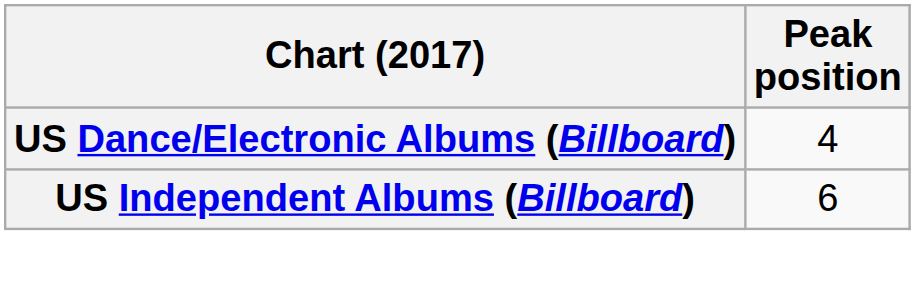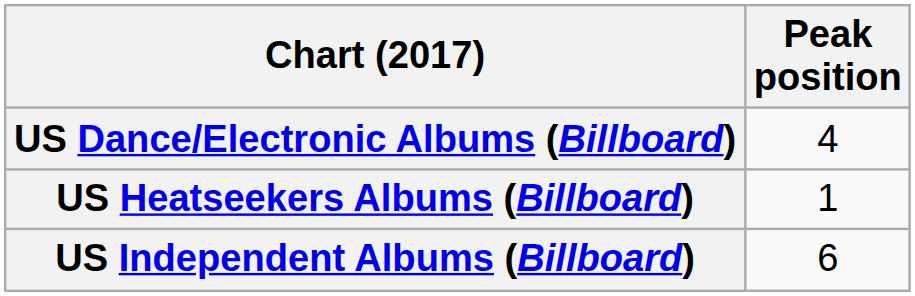+ row: (375, 198)
